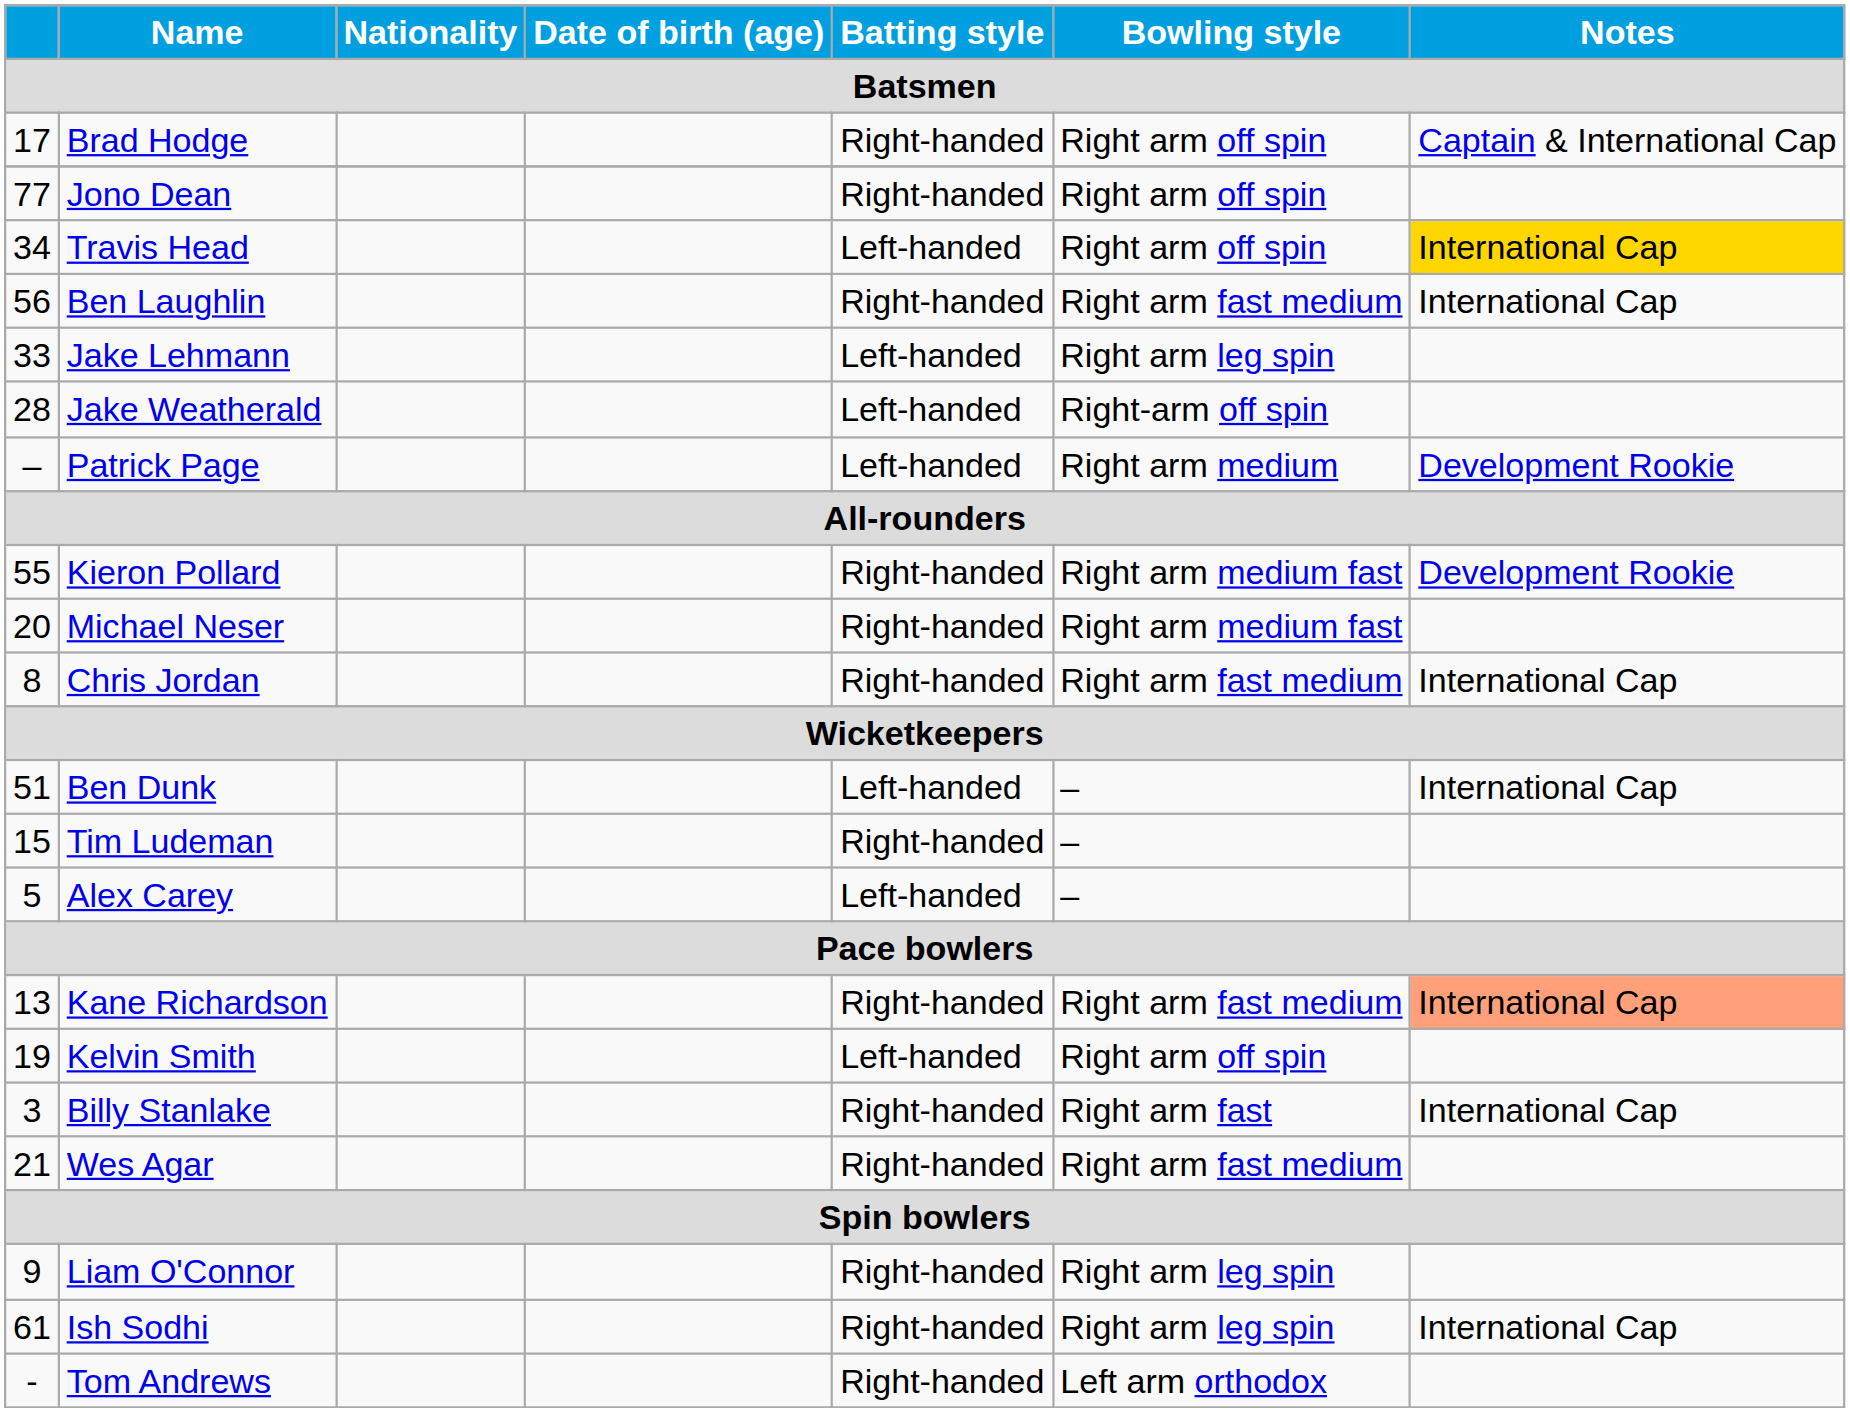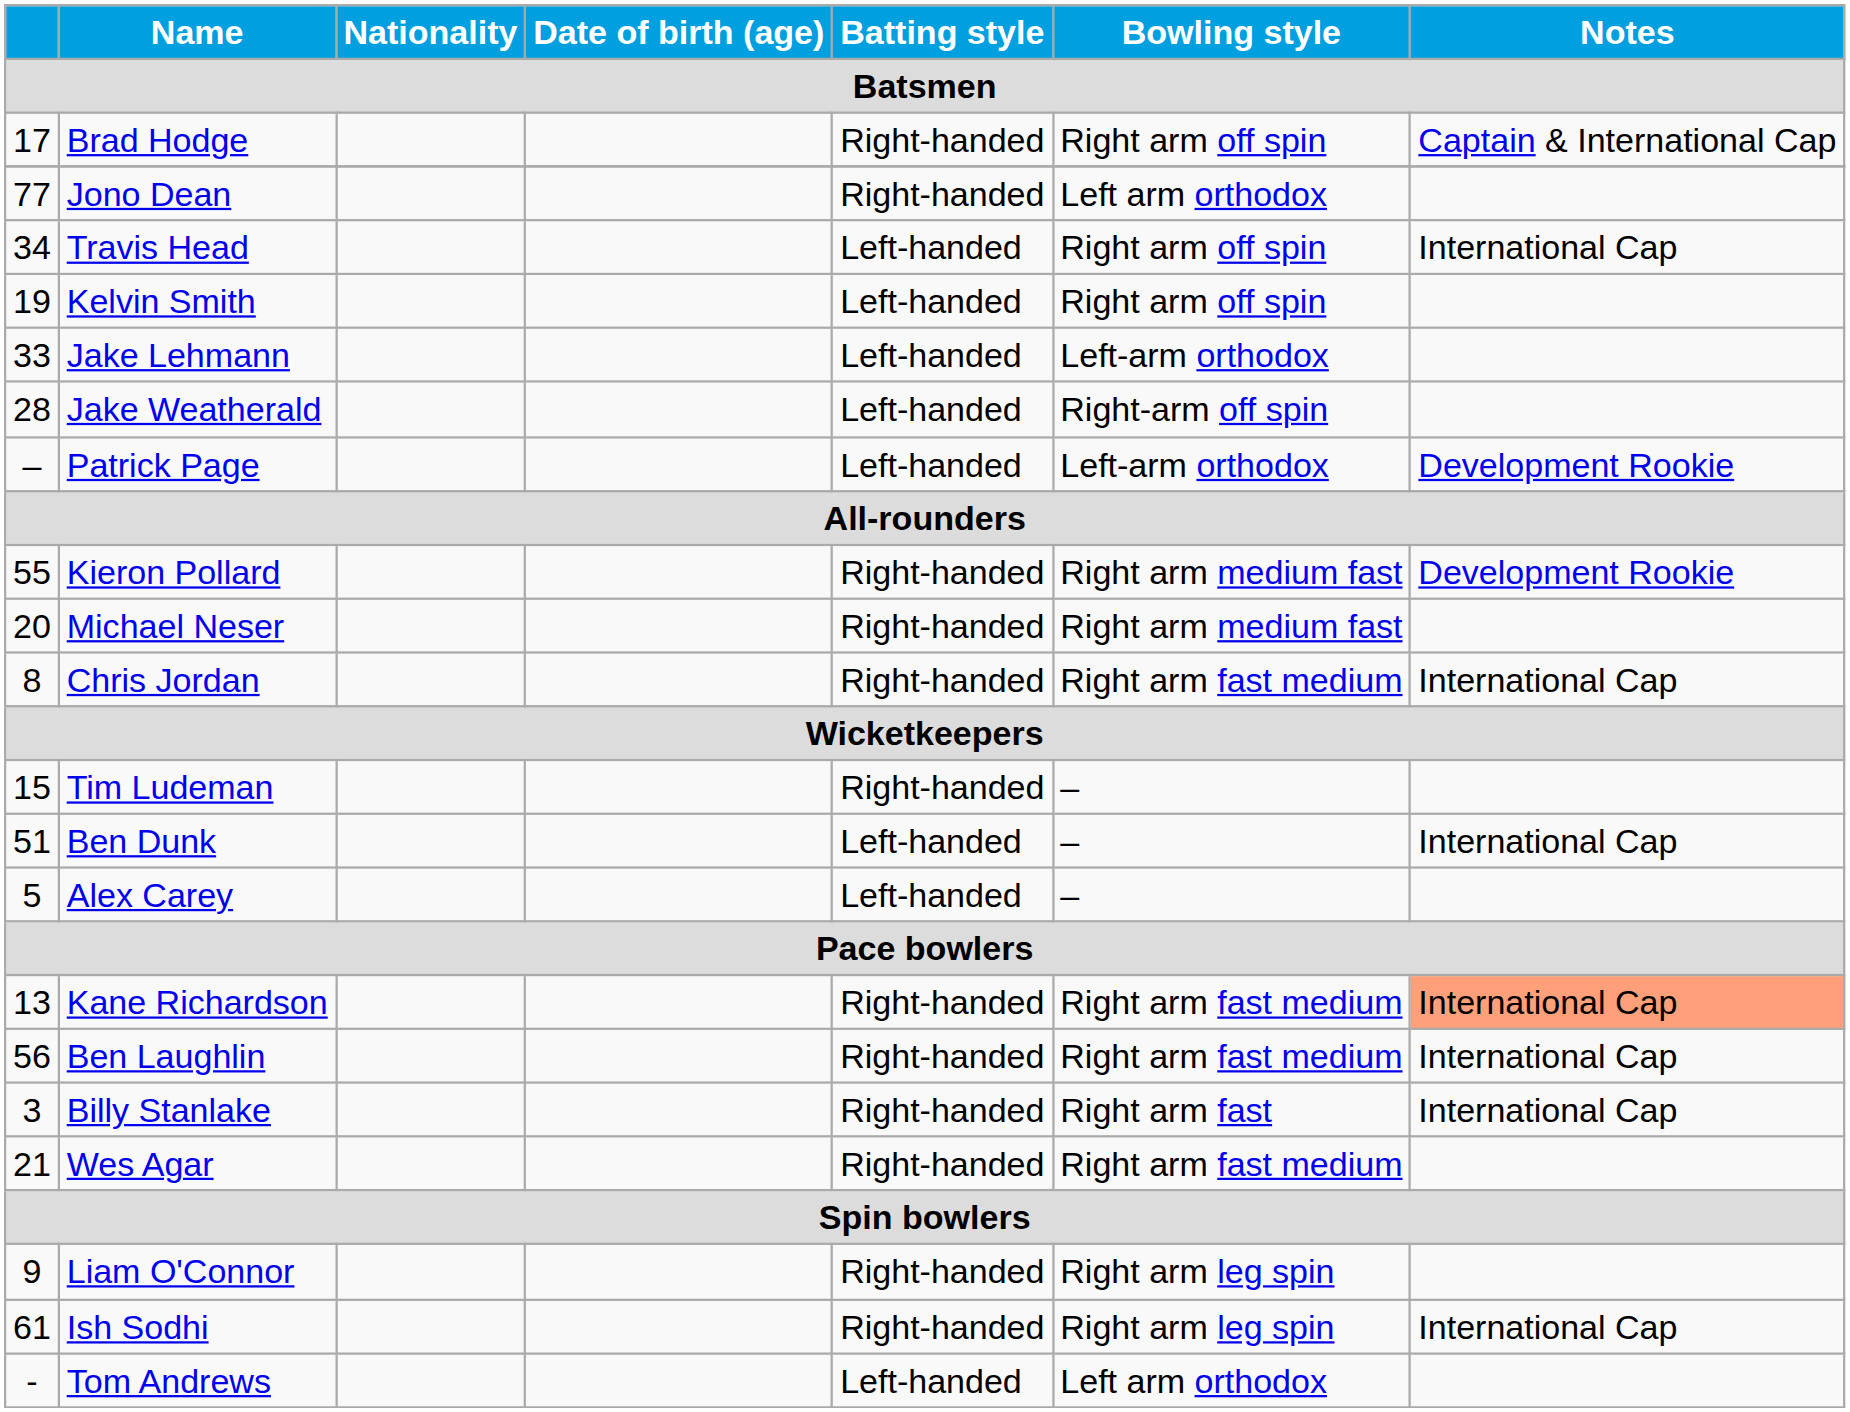(1193, 194) Right arm off spin -> (1194, 194) Left arm orthodox
(1548, 248) gold background -> (1548, 248) no background
rows swapped: (161, 1056) <-> (166, 302)
(1197, 356) Right arm leg spin -> (1195, 356) Left-arm orthodox
(1199, 463) Right arm medium -> (1195, 463) Left-arm orthodox
rows swapped: (170, 841) <-> (141, 787)
(942, 1380) Right-handed -> (931, 1380) Left-handed
